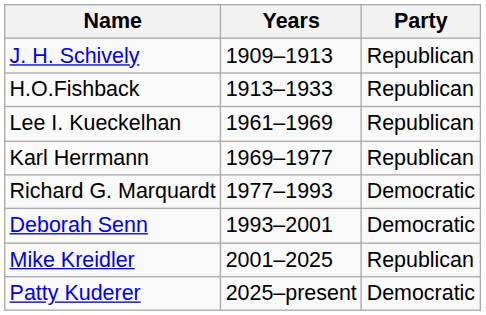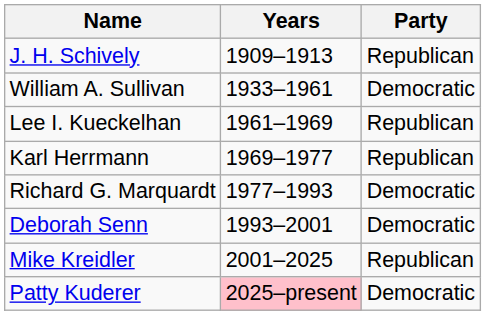- row: (75, 89)
+ row: (97, 89)
(291, 293) no background -> (291, 293) pink background
